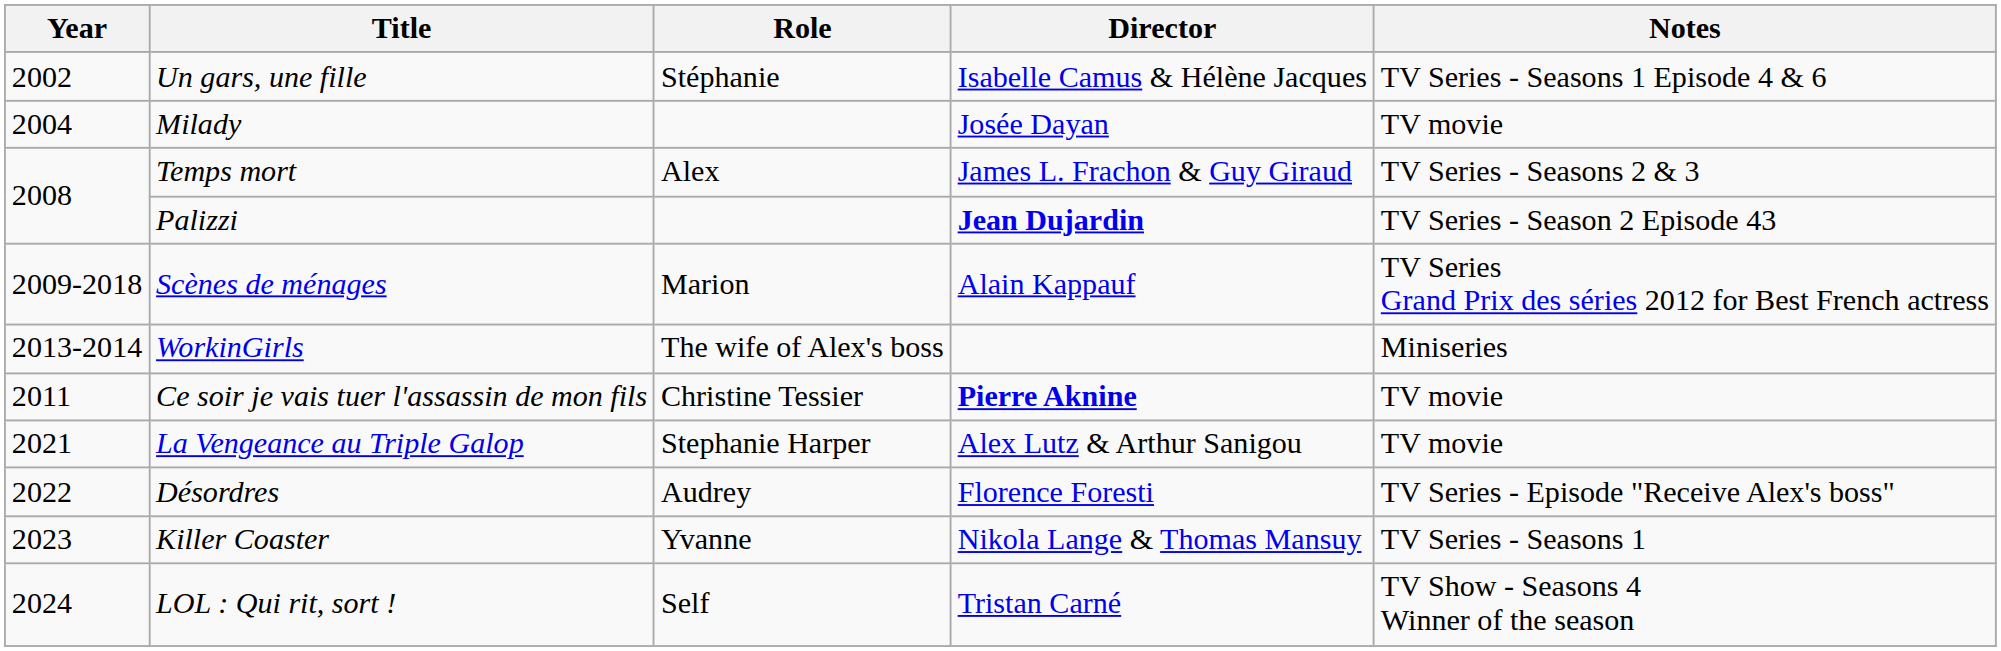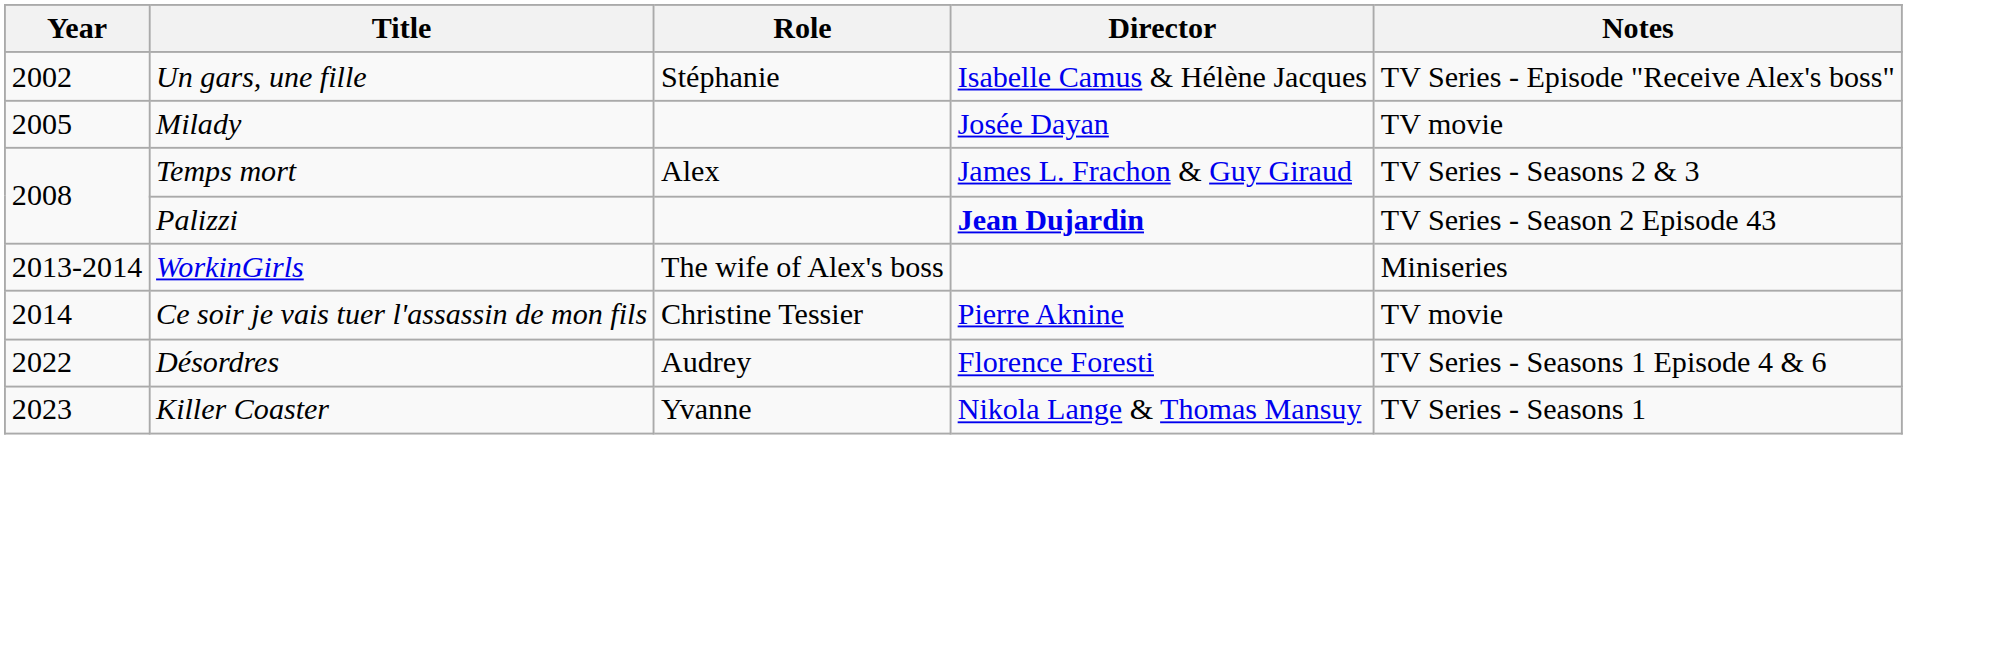(1604, 76) TV Series - Seasons 1 Episode 4 & 6 -> (1638, 76) TV Series - Episode "Receive Alex's boss"
(42, 123) 2004 -> (42, 123) 2005
- row: (271, 283)
(41, 396) 2011 -> (42, 314) 2014
(1047, 396) bold -> (1041, 314) normal
- row: (340, 443)
(1638, 491) TV Series - Episode "Receive Alex's boss" -> (1604, 362) TV Series - Seasons 1 Episode 4 & 6
- row: (276, 603)
